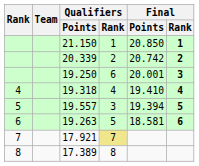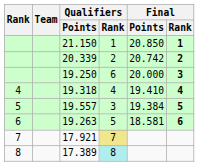(147, 75) 20.001 -> (147, 75) 20.000
(147, 106) 19.394 -> (147, 106) 19.384
(113, 153) no background -> (113, 153) paleturquoise background
